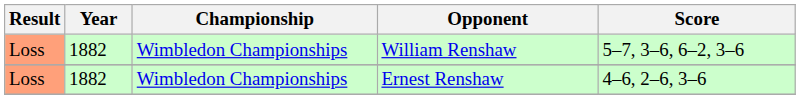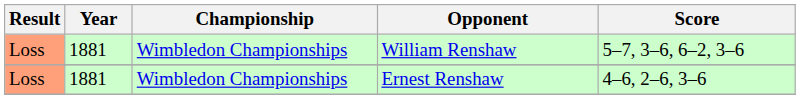(88, 49) 1882 -> (88, 49) 1881
(88, 79) 1882 -> (88, 79) 1881
